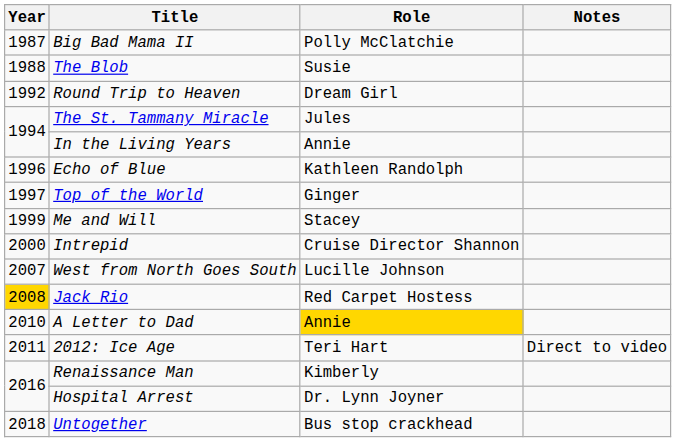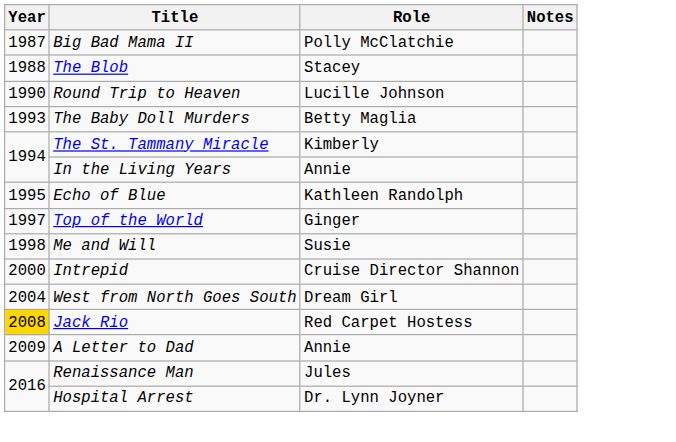(327, 68) Susie -> (332, 68) Stacey
(27, 94) 1992 -> (27, 94) 1990
(351, 94) Dream Girl -> (374, 94) Lucille Johnson
+ row: (151, 119)
(327, 119) Jules -> (341, 144) Kimberly
(27, 170) 1996 -> (27, 195) 1995
(27, 221) 1999 -> (27, 246) 1998
(332, 221) Stacey -> (327, 246) Susie
(27, 272) 2007 -> (27, 297) 2004
(374, 272) Lucille Johnson -> (351, 297) Dream Girl
(27, 322) 2010 -> (27, 348) 2009
(327, 322) gold background -> (327, 348) no background
- row: (114, 348)
(341, 373) Kimberly -> (327, 373) Jules
- row: (100, 424)
